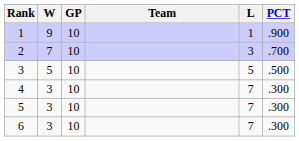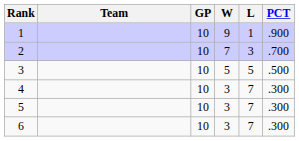columns swapped: (162, 13) <-> (49, 13)
